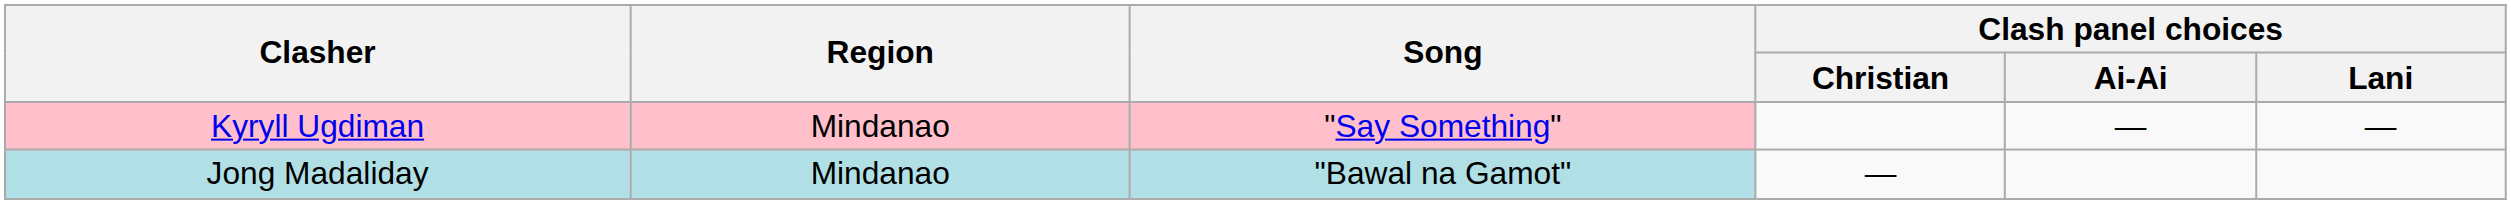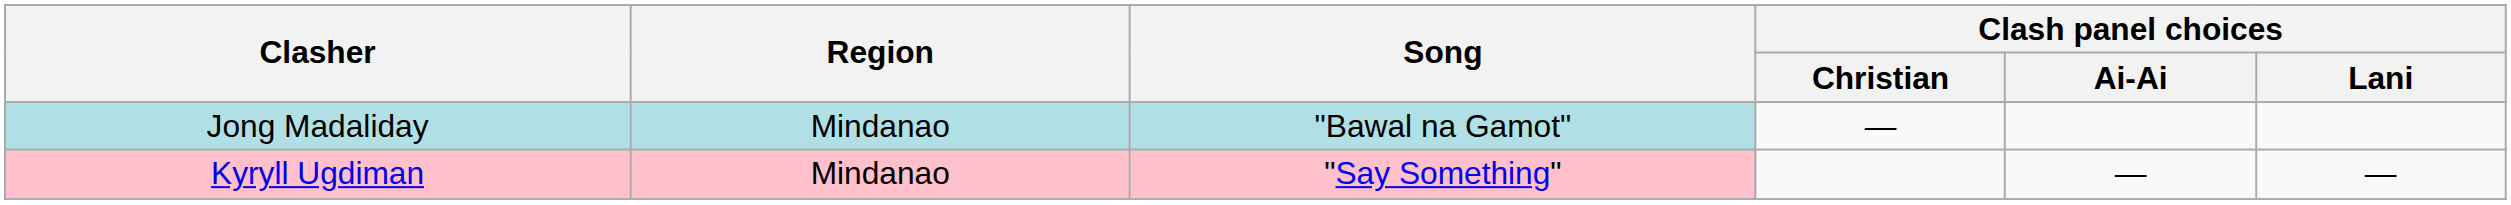rows swapped: (318, 126) <-> (318, 174)
